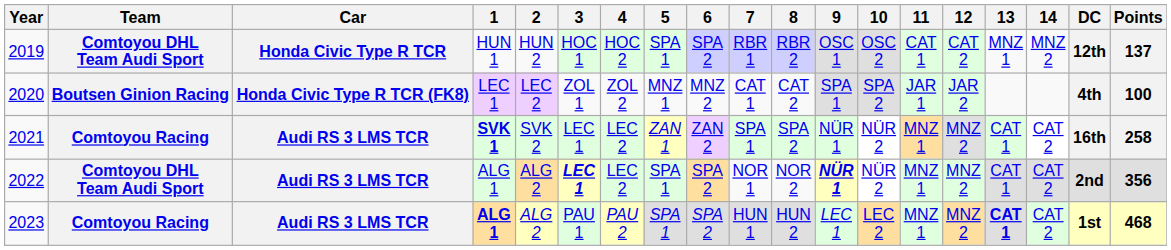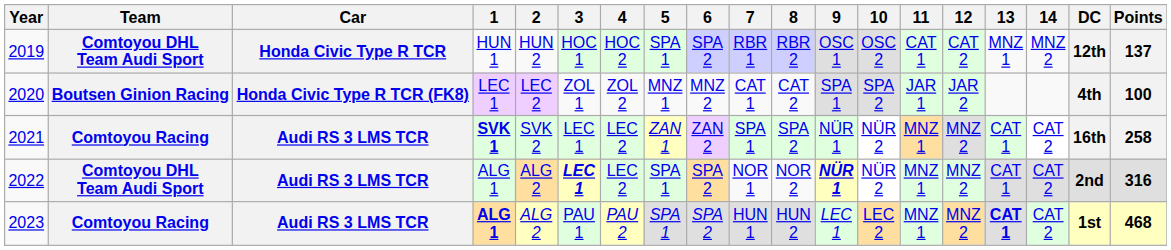(1138, 180) 356 -> (1138, 180) 316
